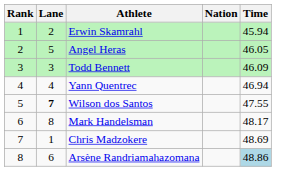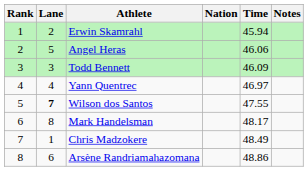+ column: (287, 13)
(256, 49) 46.05 -> (256, 49) 46.06
(256, 85) 46.94 -> (256, 85) 46.97
(256, 139) 48.69 -> (256, 139) 48.49
(256, 157) lightblue background -> (256, 157) no background
